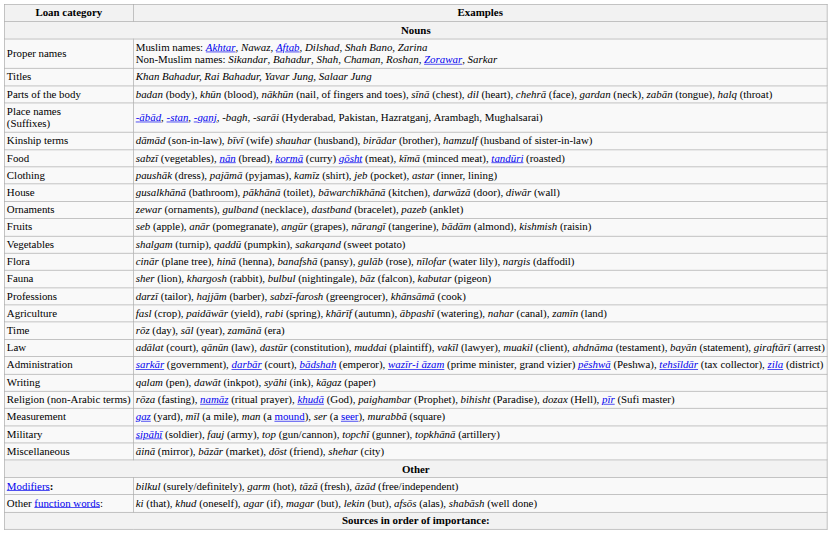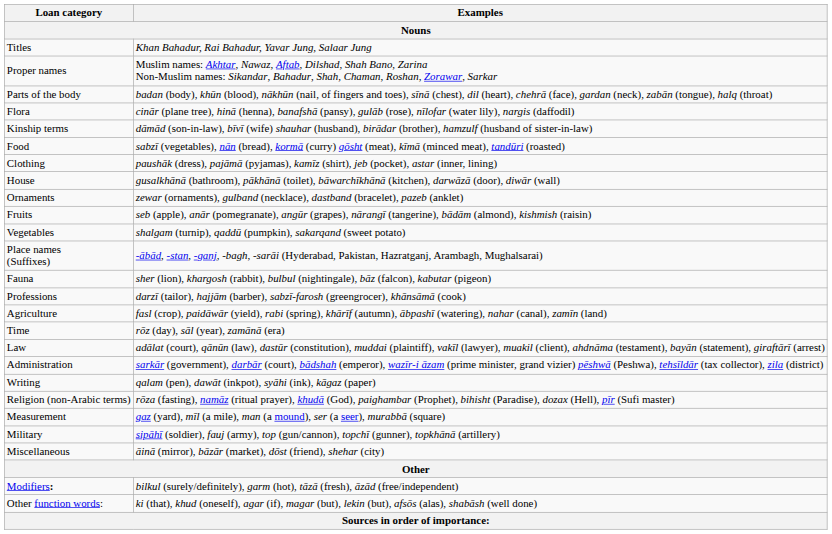rows swapped: (37, 53) <-> (19, 77)
rows swapped: (34, 117) <-> (18, 261)
